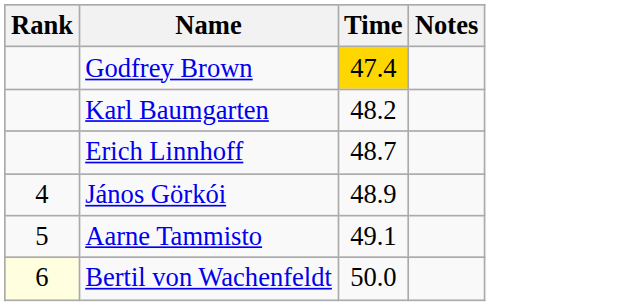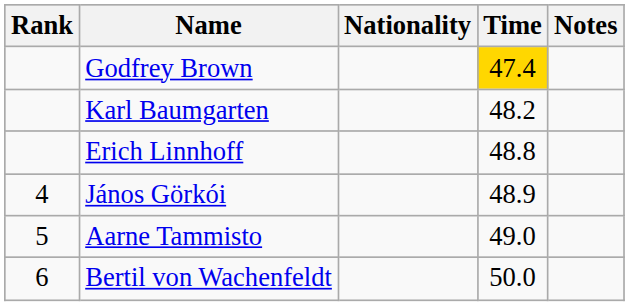+ column: (408, 25)
(373, 151) 48.7 -> (513, 151) 48.8
(373, 236) 49.1 -> (513, 236) 49.0
(42, 278) lightyellow background -> (42, 278) no background
